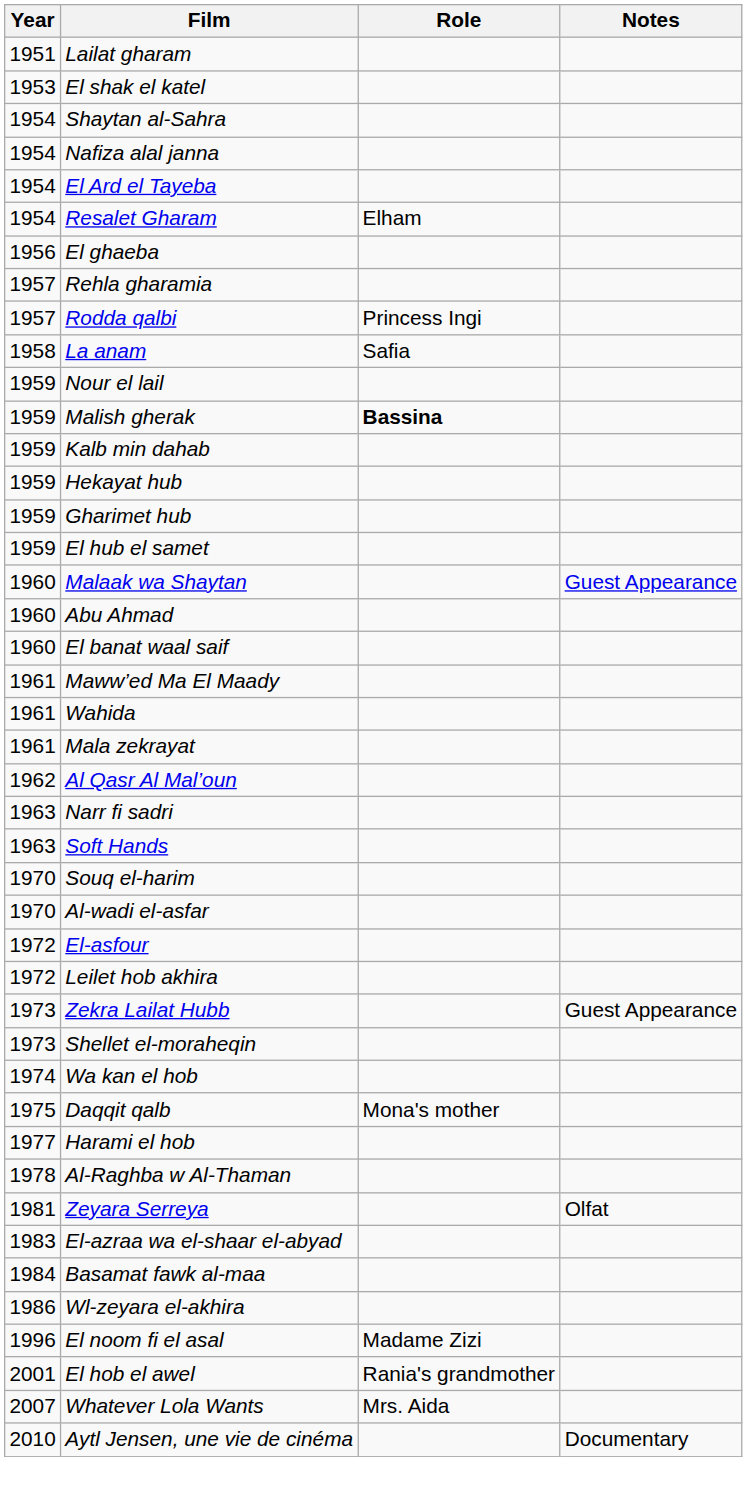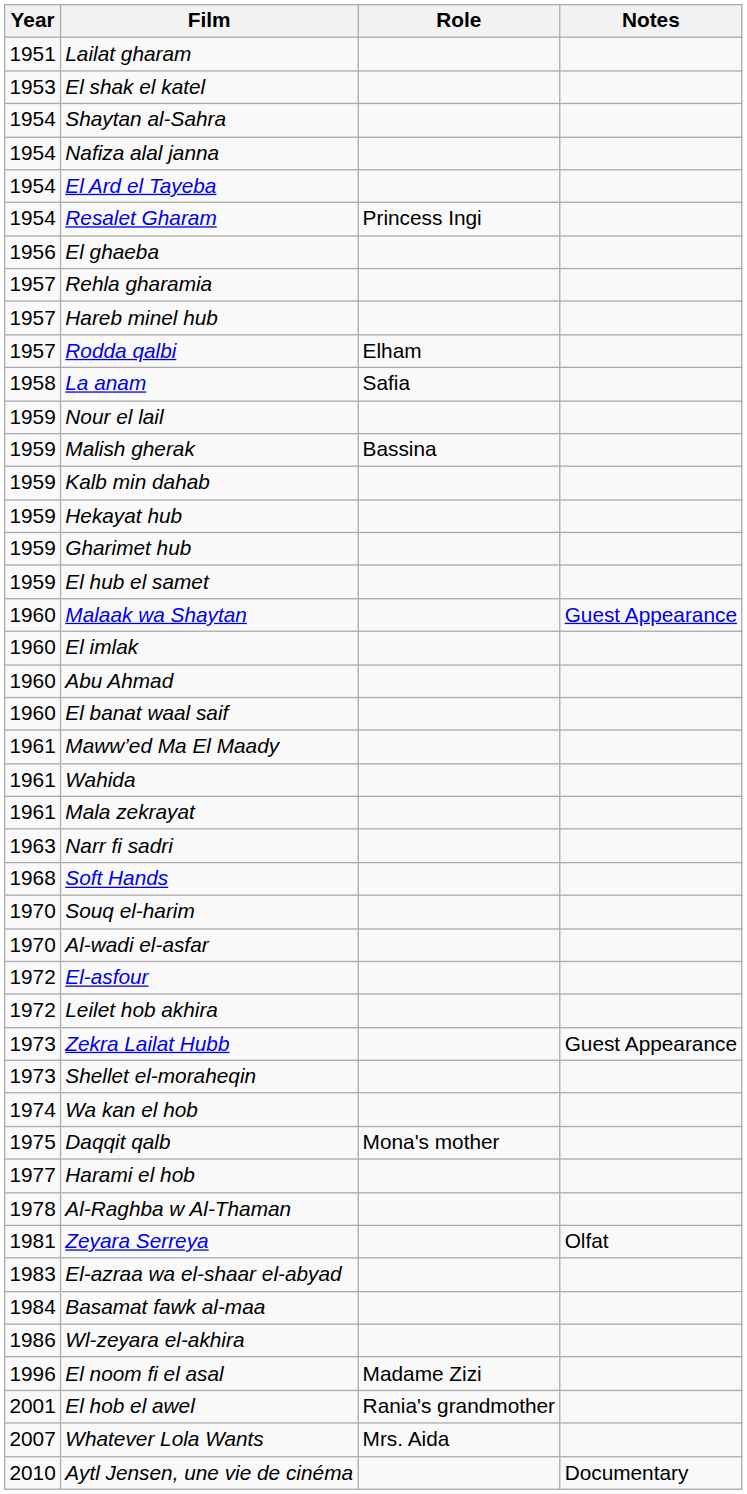(392, 218) Elham -> (422, 218) Princess Ingi
+ row: (142, 317)
(422, 317) Princess Ingi -> (392, 350) Elham
(403, 416) bold -> (400, 449) normal
+ row: (102, 647)
- row: (151, 779)
(33, 845) 1963 -> (33, 878) 1968
